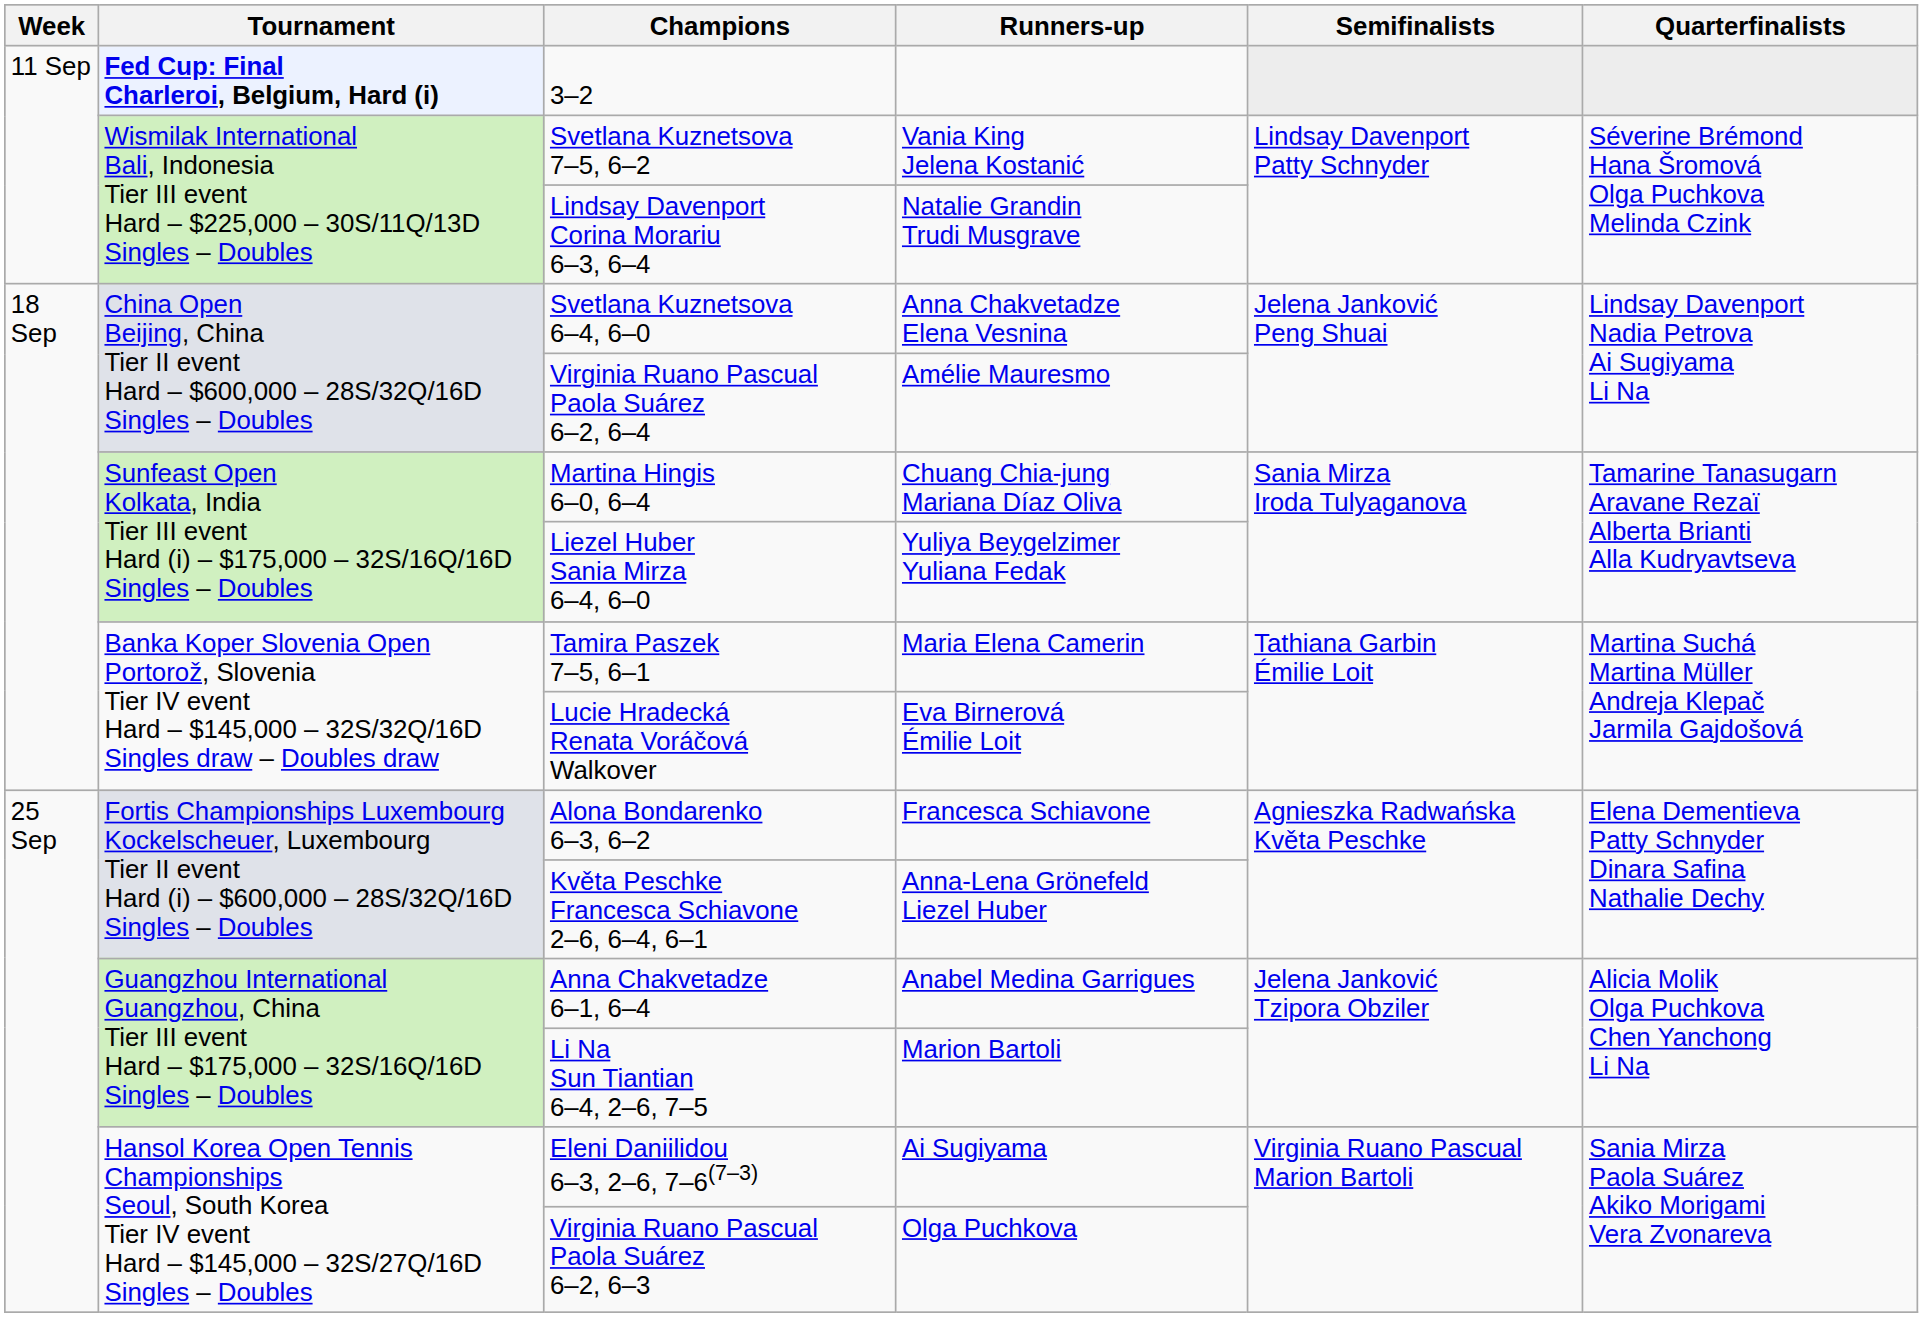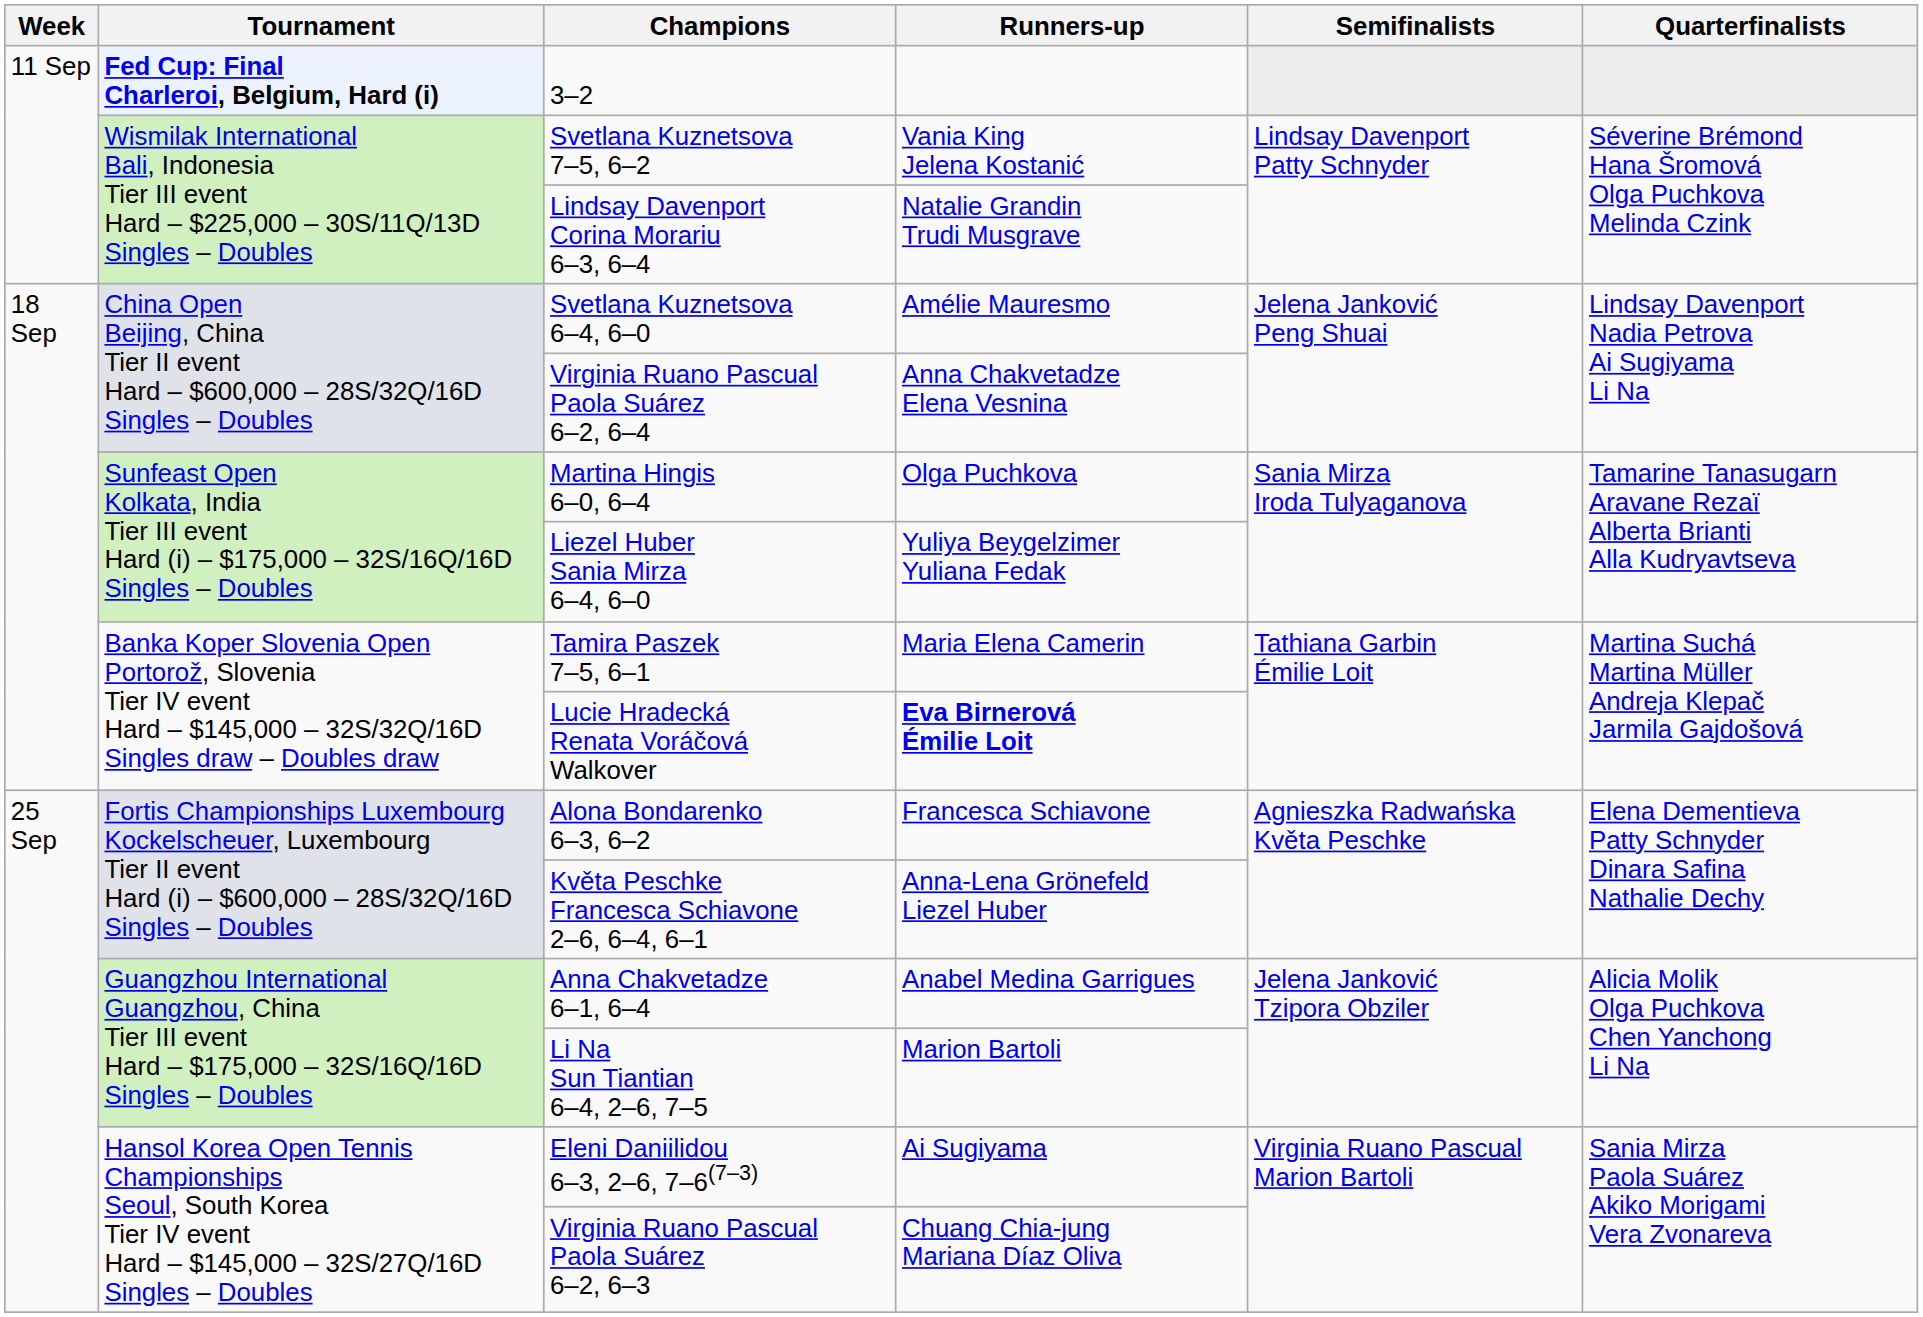(1011, 319) Anna Chakvetadze Elena Vesnina -> (1006, 305) Amélie Mauresmo
(1006, 375) Amélie Mauresmo -> (1011, 389) Anna Chakvetadze Elena Vesnina
(1012, 488) Chuang Chia-jung Mariana Díaz Oliva -> (990, 473) Olga Puchkova
(983, 726) normal -> (989, 726) bold
(990, 1227) Olga Puchkova -> (1012, 1242) Chuang Chia-jung Mariana Díaz Oliva
